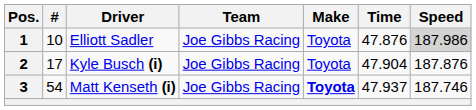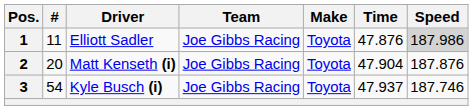(55, 40) 10 -> (54, 40) 11
(55, 64) 17 -> (55, 64) 20
(116, 64) Kyle Busch (i) -> (123, 64) Matt Kenseth (i)
(123, 87) Matt Kenseth (i) -> (116, 87) Kyle Busch (i)
(331, 87) bold -> (329, 87) normal
